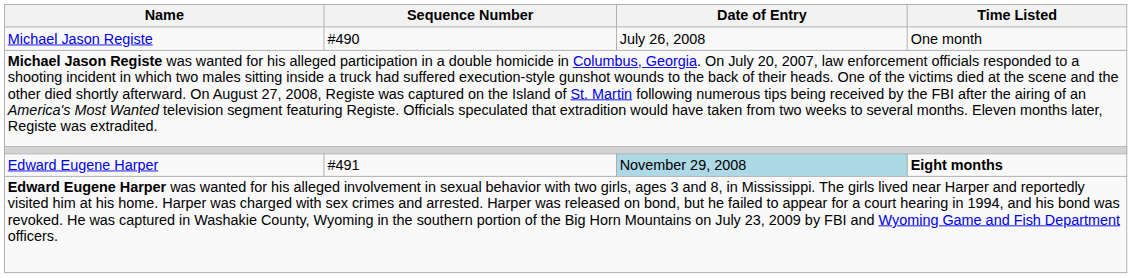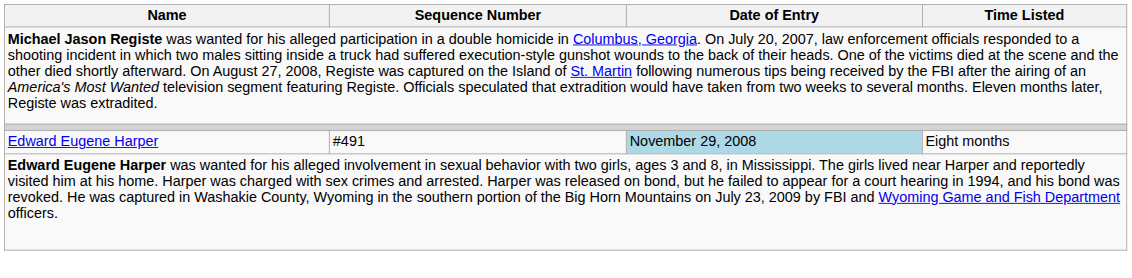- row: (80, 38)
(957, 164) bold -> (967, 142) normal
